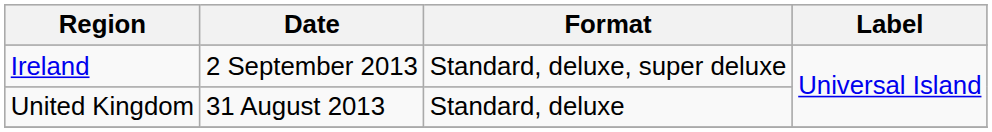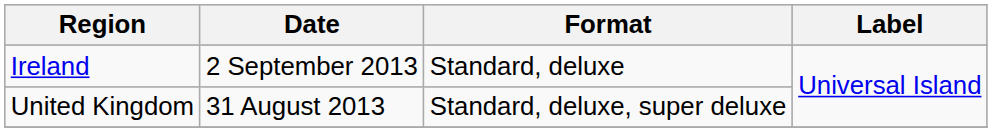(608, 65) Standard, deluxe, super deluxe -> (527, 65) Standard, deluxe
(527, 106) Standard, deluxe -> (608, 106) Standard, deluxe, super deluxe
